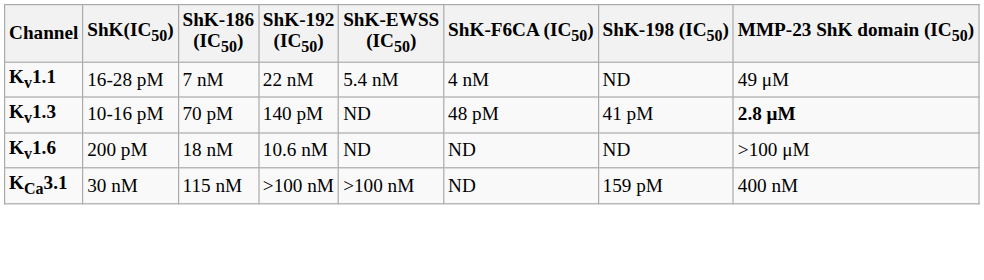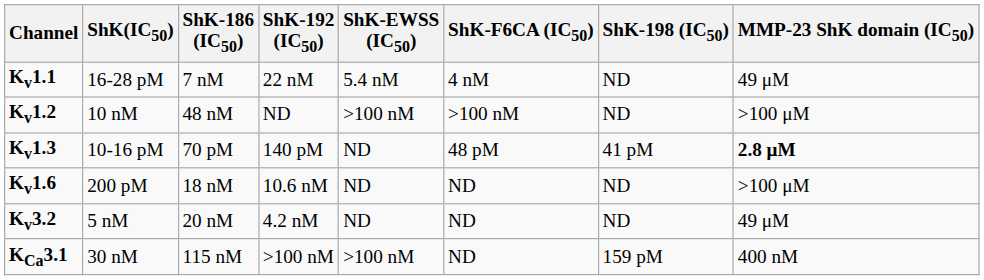+ row: (33, 114)
+ row: (33, 221)
